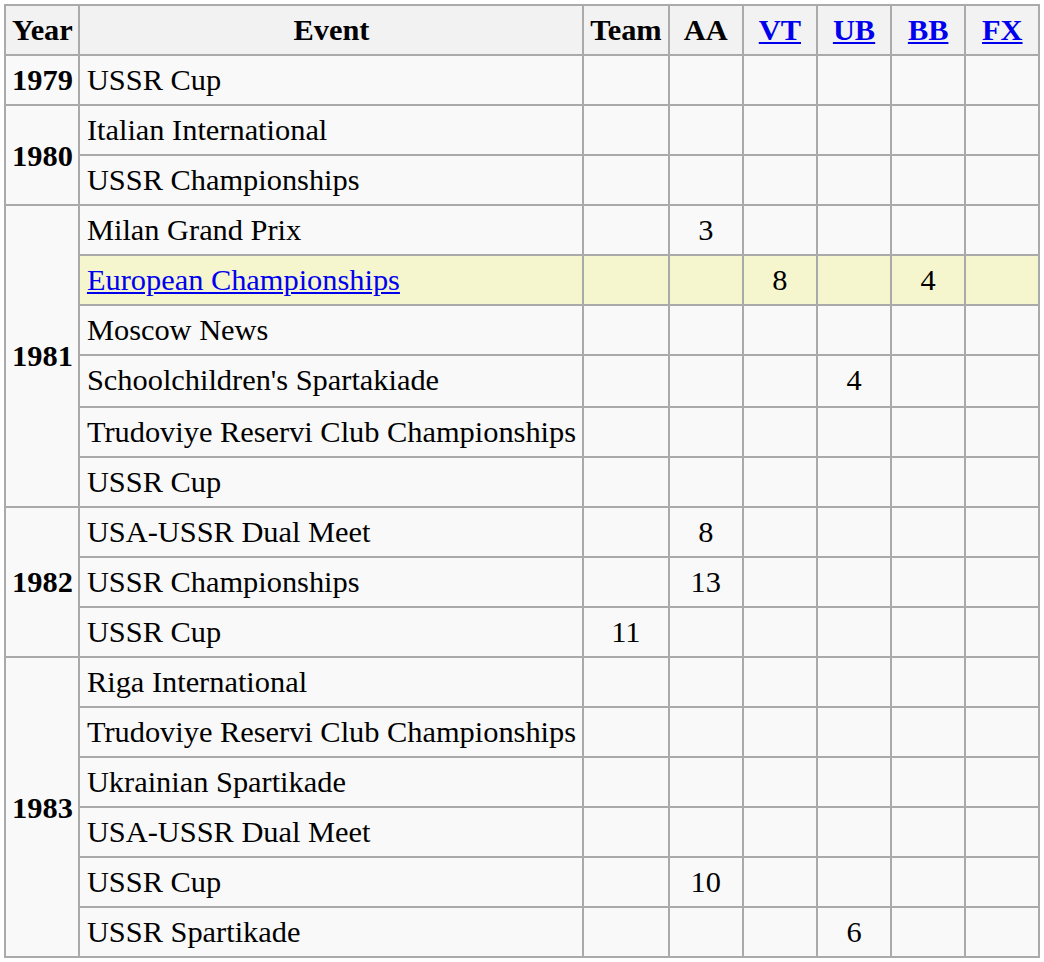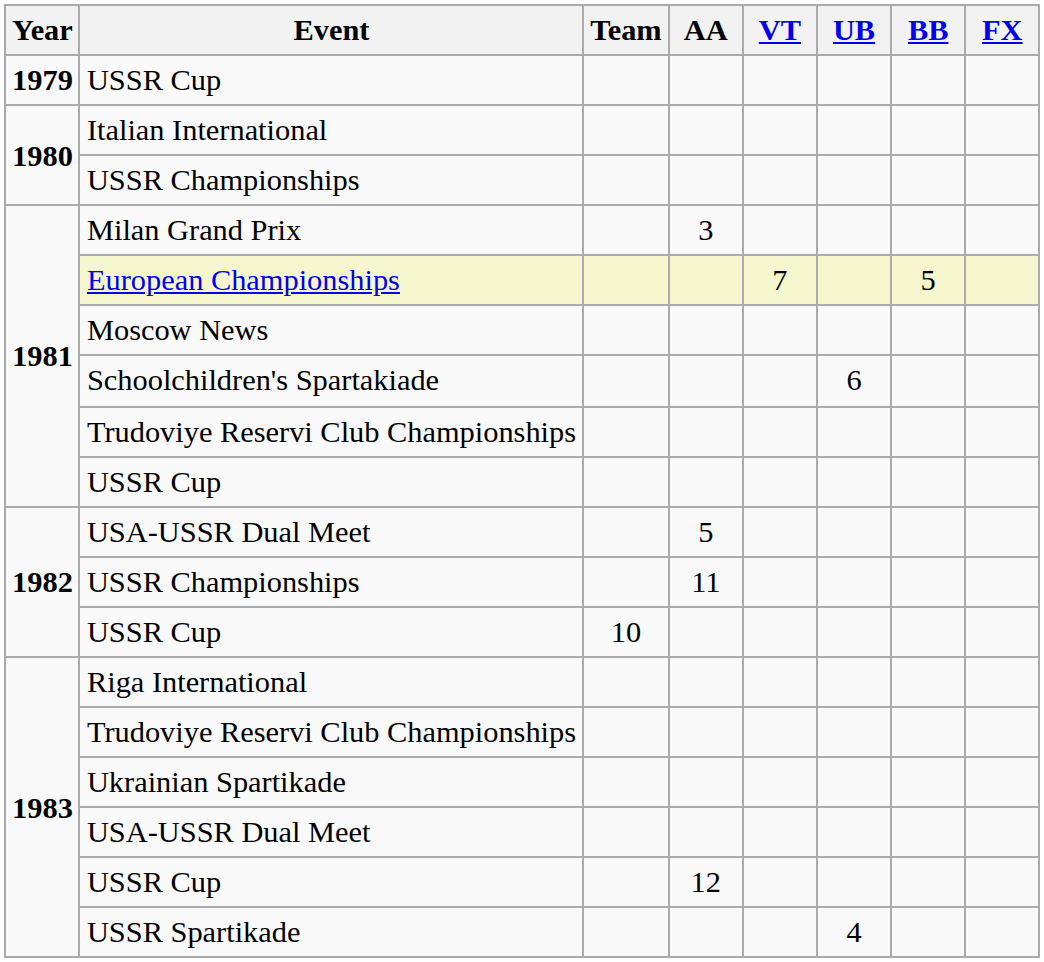(780, 280) 8 -> (780, 280) 7
(928, 280) 4 -> (928, 280) 5
(854, 380) 4 -> (854, 380) 6
(706, 530) 8 -> (706, 530) 5
(706, 581) 13 -> (706, 581) 11
(626, 631) 11 -> (626, 631) 10
(706, 881) 10 -> (706, 881) 12
(854, 932) 6 -> (854, 932) 4
